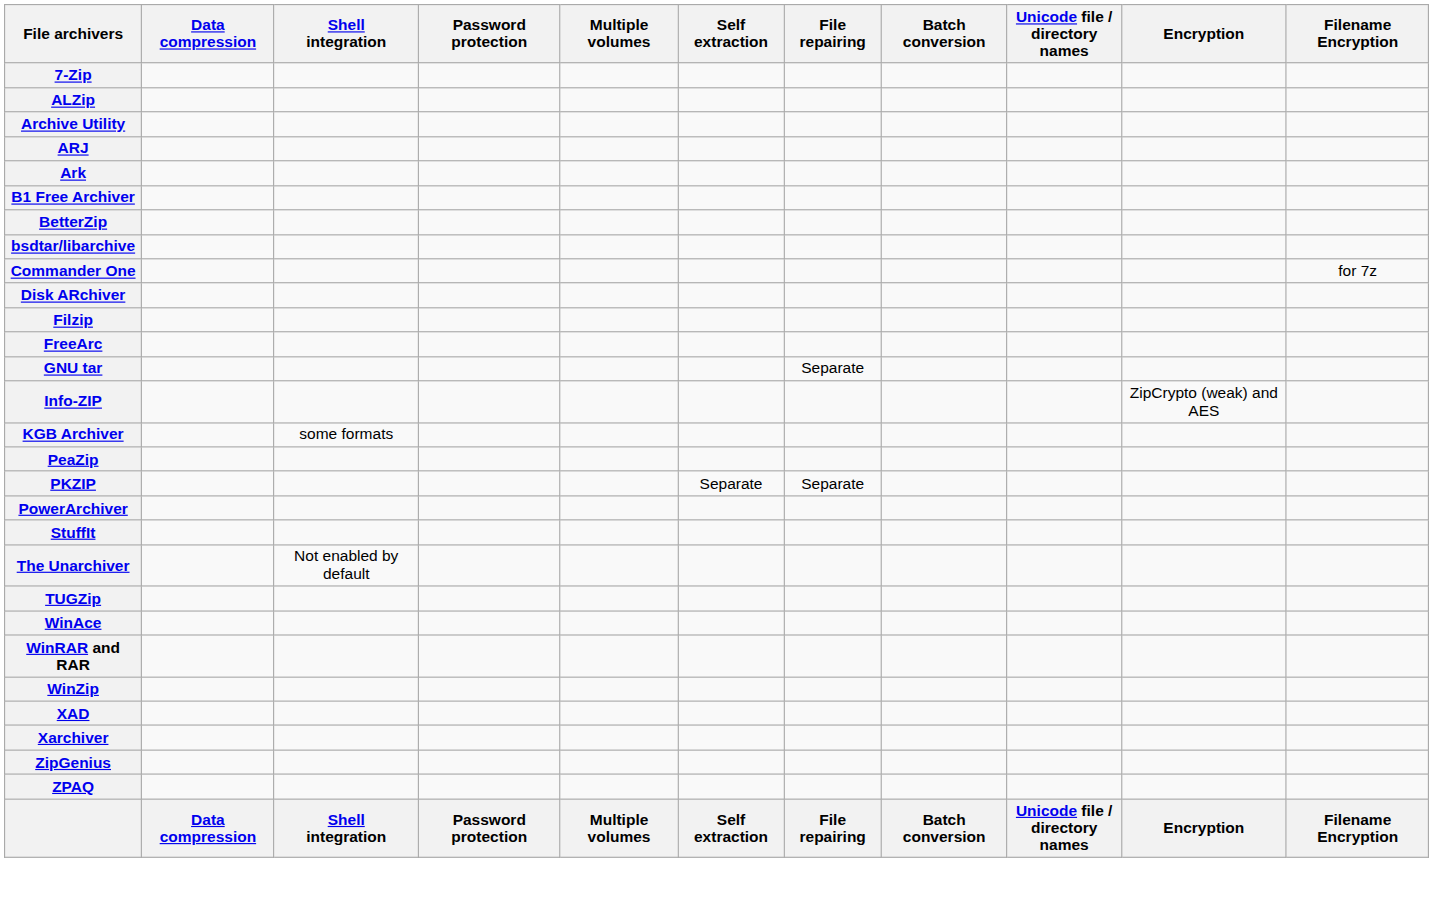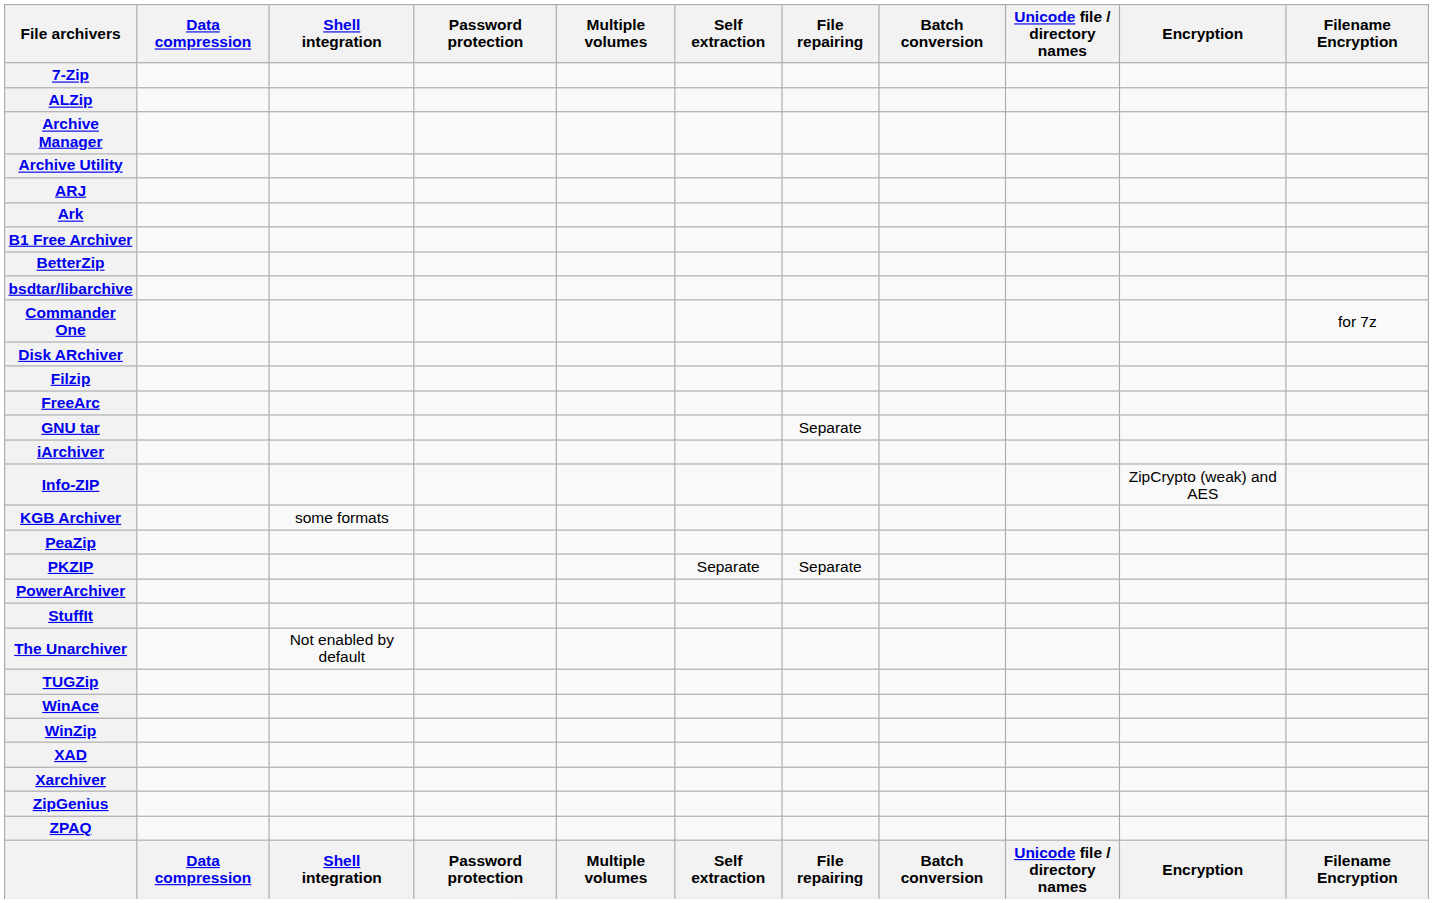+ row: (71, 132)
+ row: (71, 451)
- row: (73, 655)
